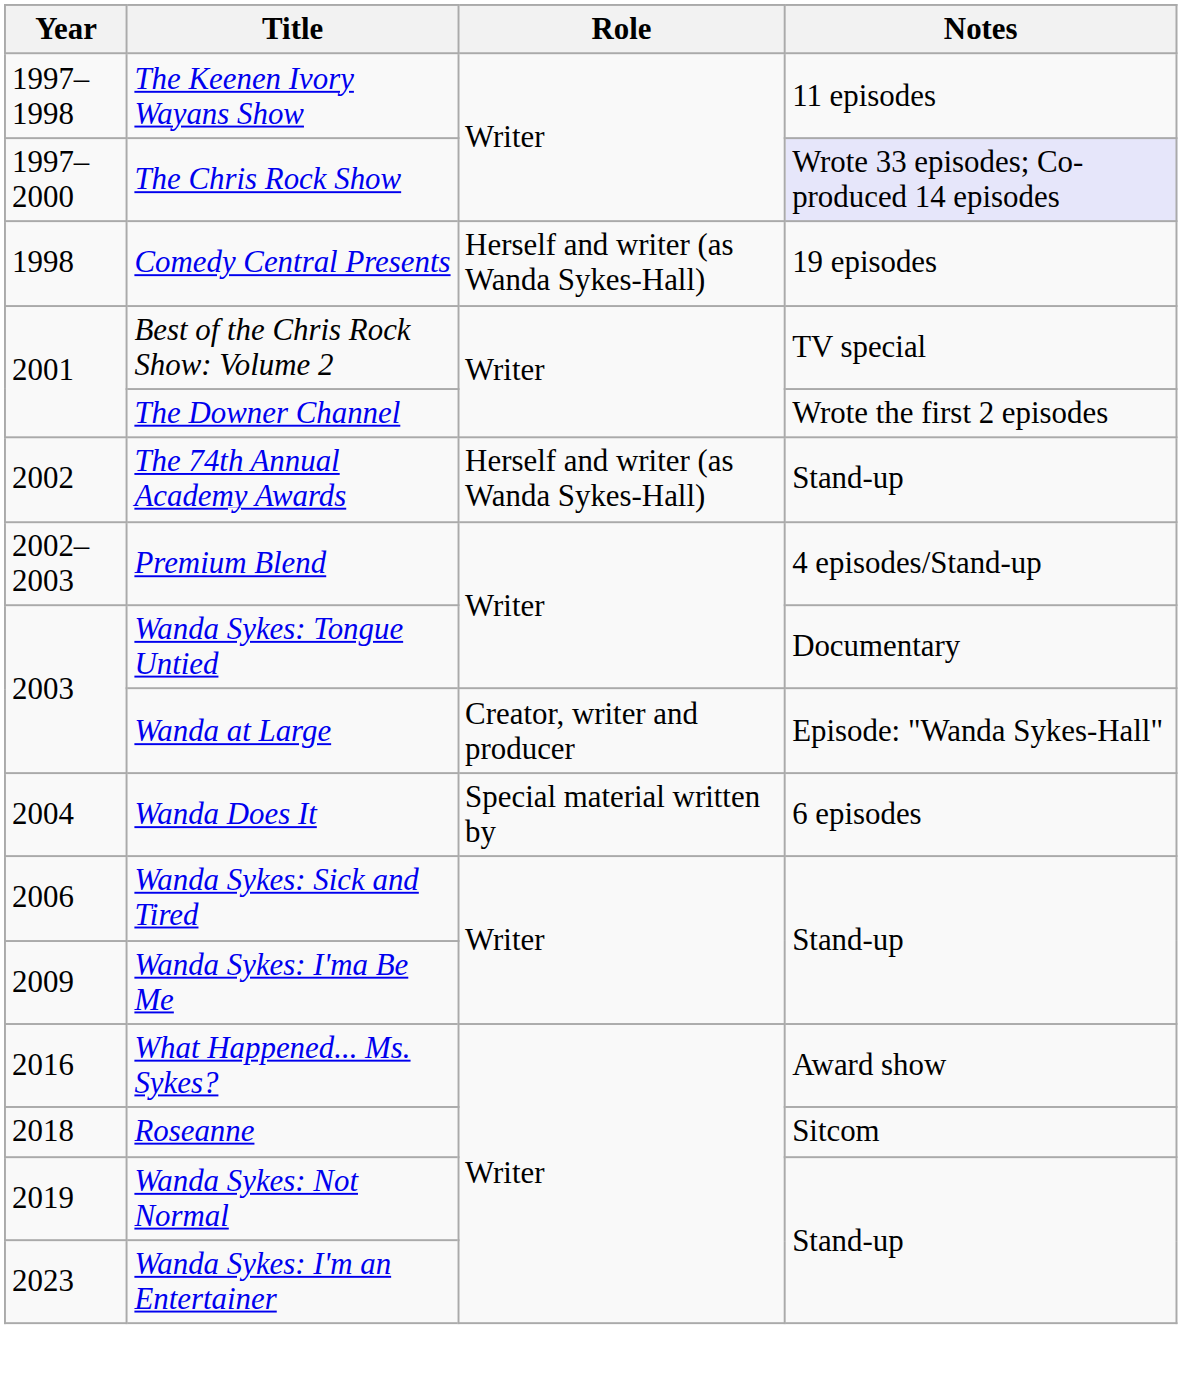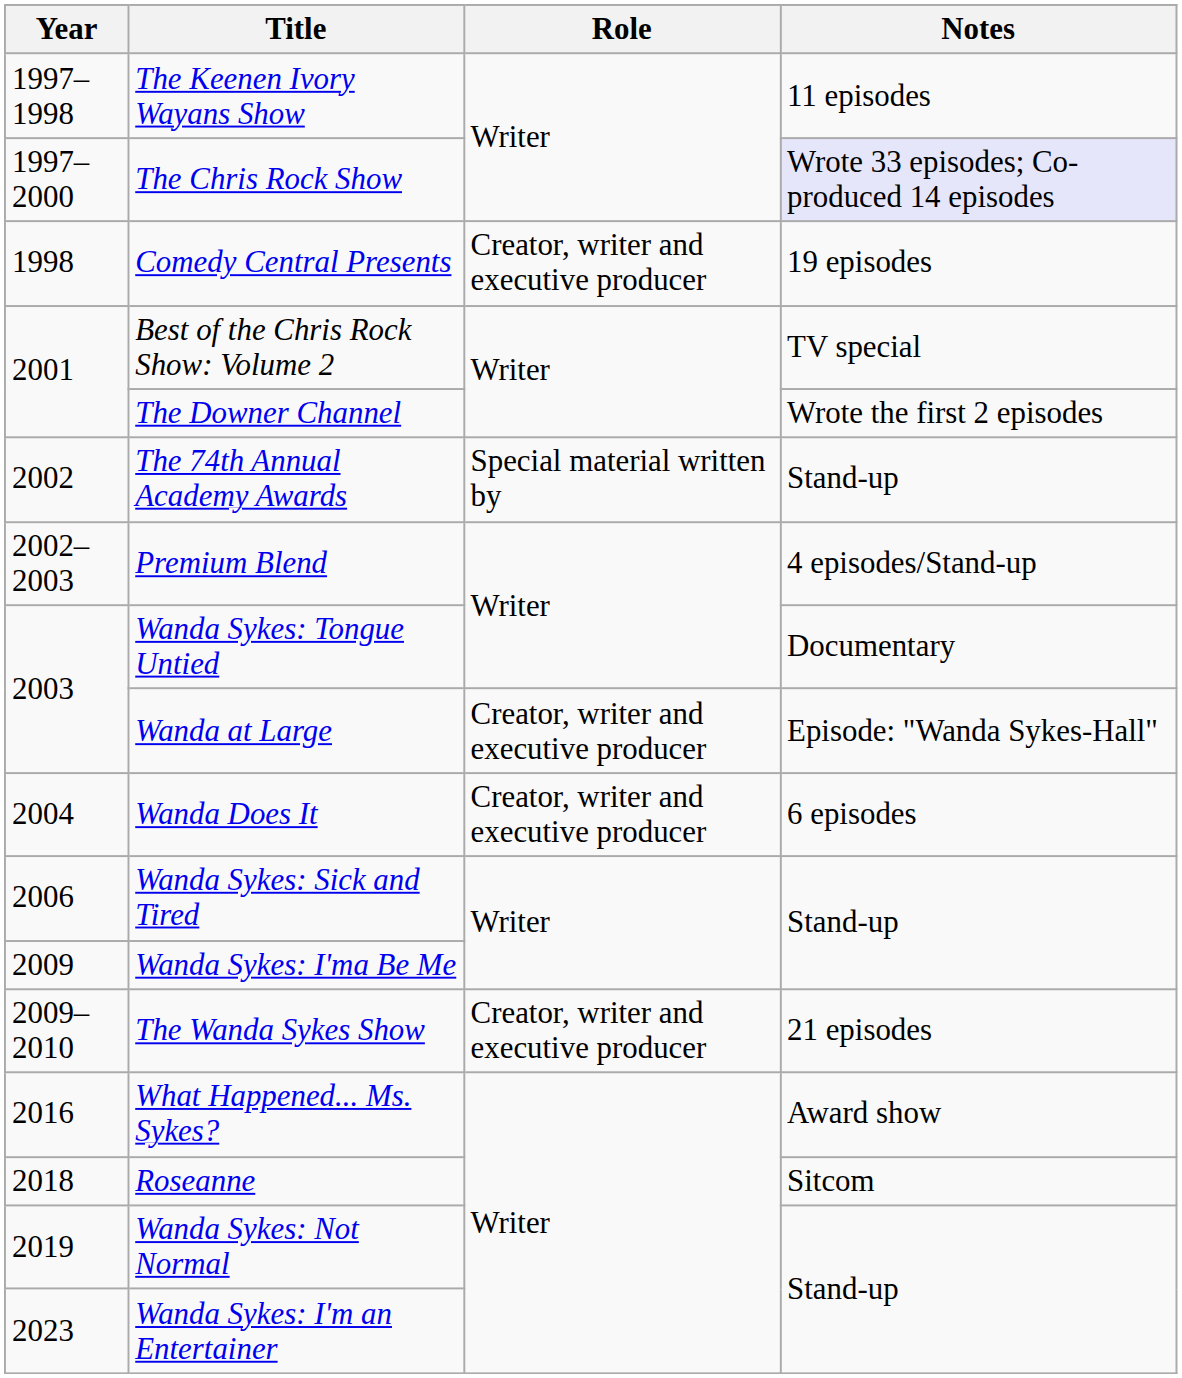(599, 262) Herself and writer (as Wanda Sykes-Hall) -> (588, 262) Creator, writer and executive producer
(599, 479) Herself and writer (as Wanda Sykes-Hall) -> (618, 479) Special material written by
(582, 730) Creator, writer and producer -> (588, 730) Creator, writer and executive producer
(613, 814) Special material written by -> (588, 814) Creator, writer and executive producer
+ row: (280, 1030)
